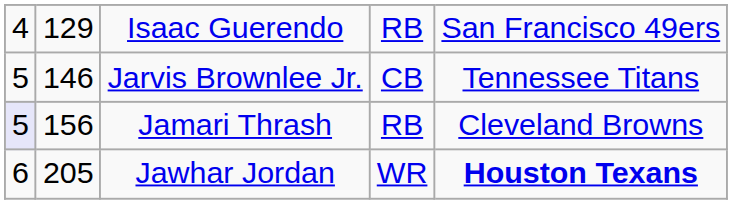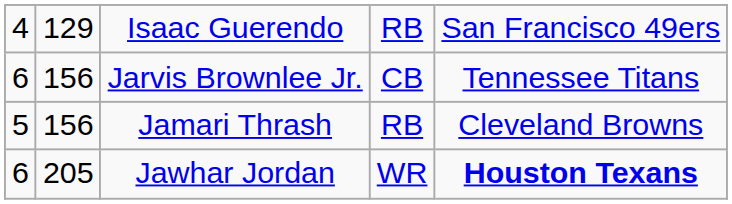(20, 76) 5 -> (20, 76) 6
(68, 76) 146 -> (68, 76) 156
(20, 125) lavender background -> (20, 125) no background
